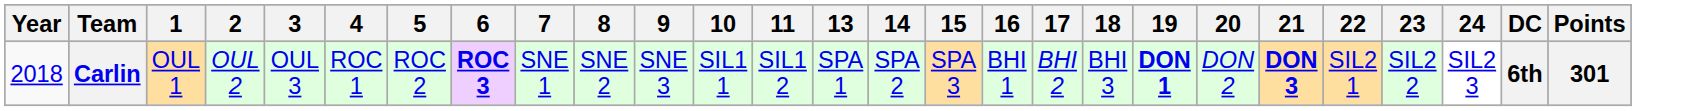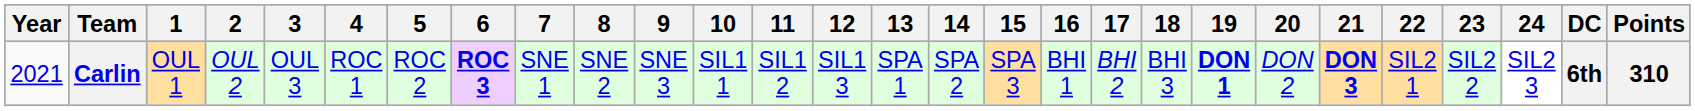+ column: (842, 23)
(37, 73) 2018 -> (37, 73) 2021
(1590, 73) 301 -> (1649, 73) 310
